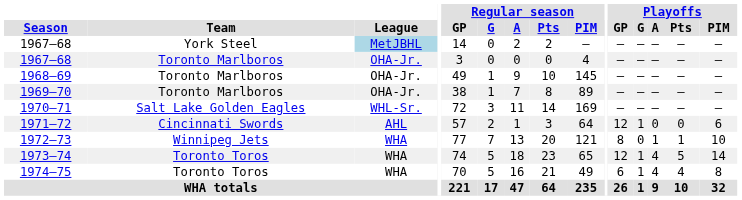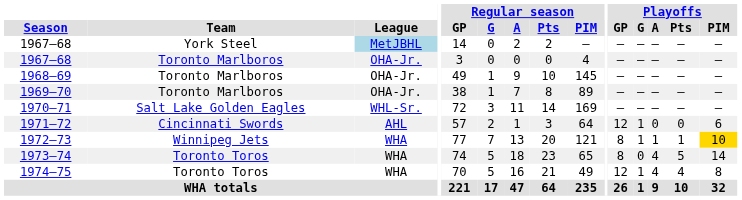(641, 140) 0 -> (641, 140) 1
(718, 140) no background -> (718, 140) gold background
(621, 156) 12 -> (621, 156) 8
(641, 156) 1 -> (641, 156) 0
(621, 172) 6 -> (621, 172) 12
